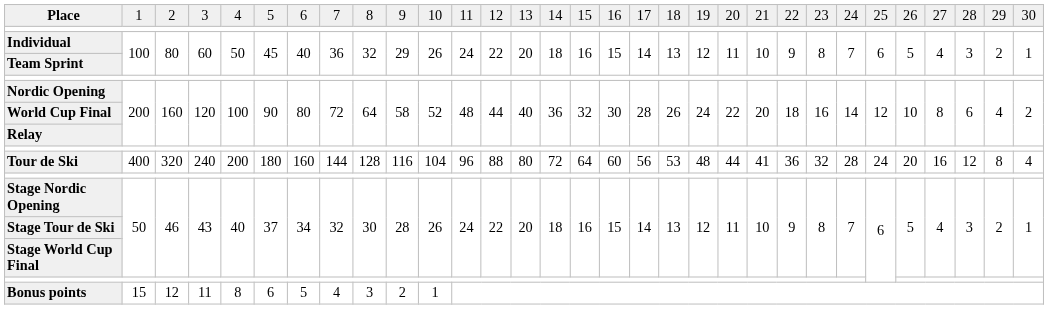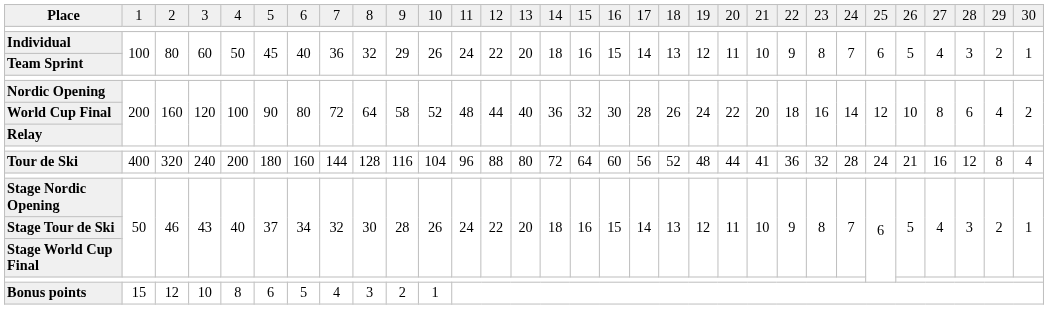(674, 161) 53 -> (674, 161) 52
(910, 161) 20 -> (910, 161) 21
(205, 292) 11 -> (205, 292) 10
